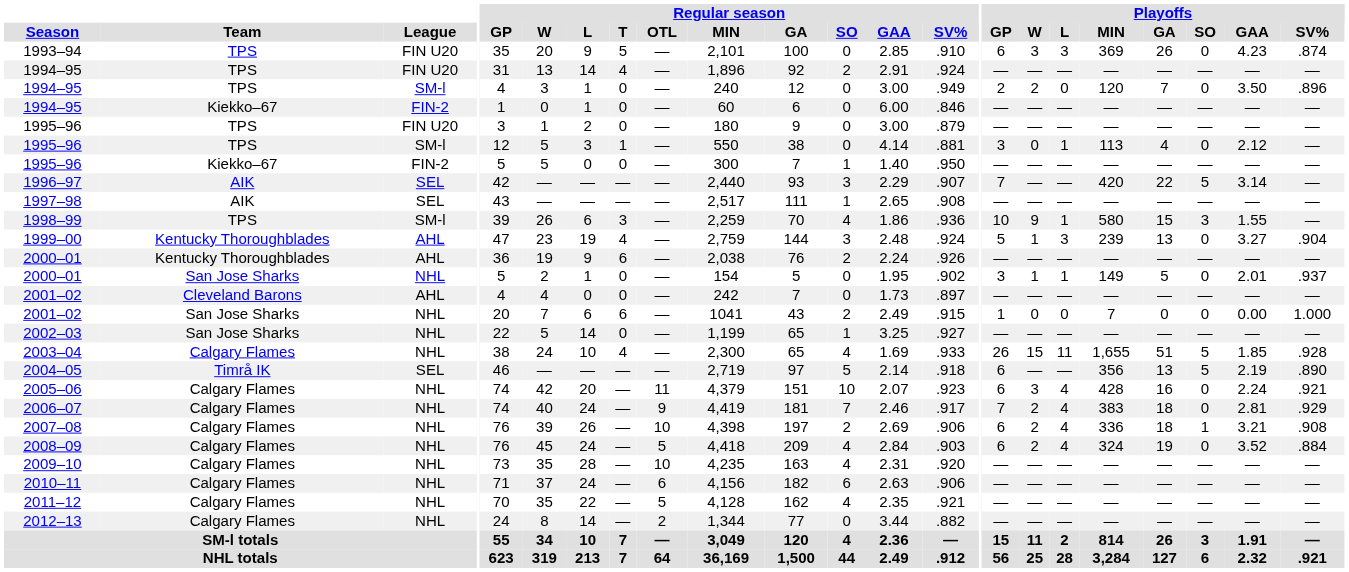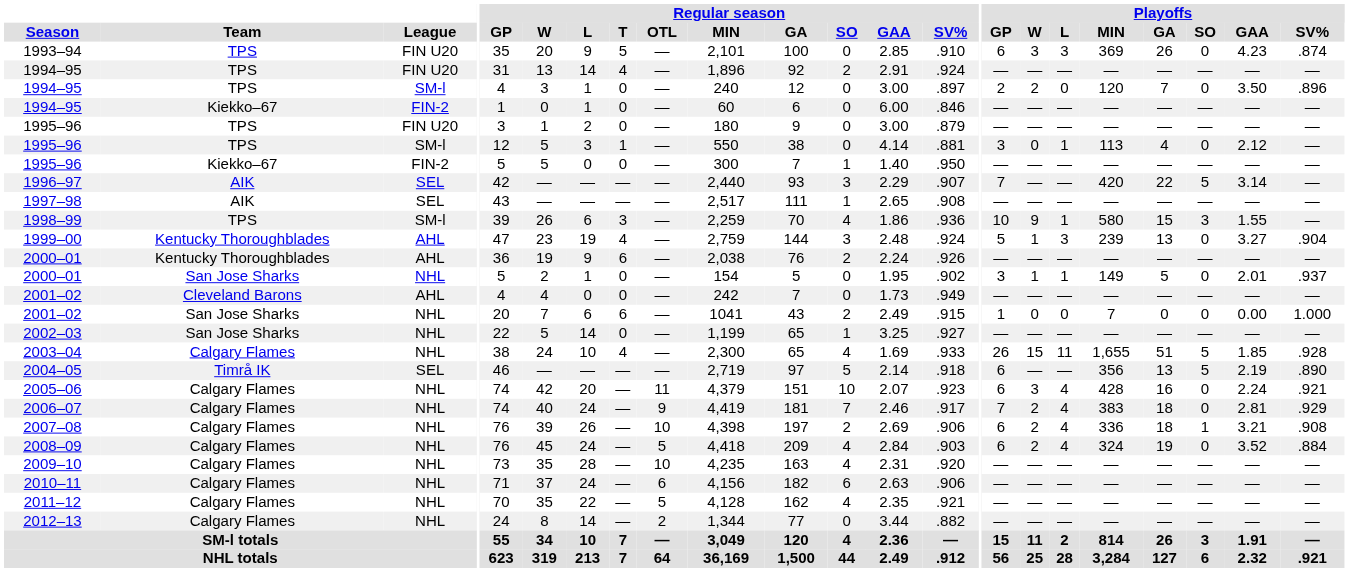(951, 88) .949 -> (951, 88) .897
(951, 295) .897 -> (951, 295) .949
